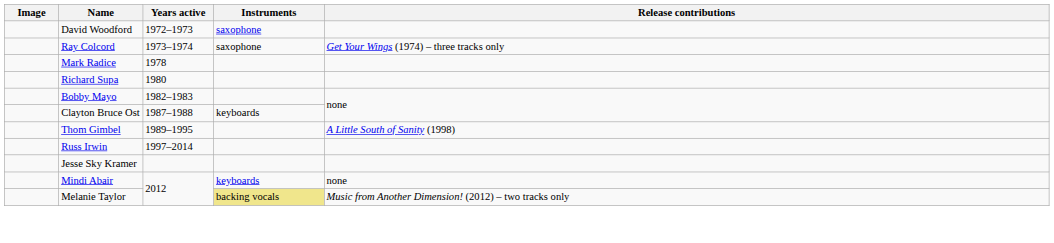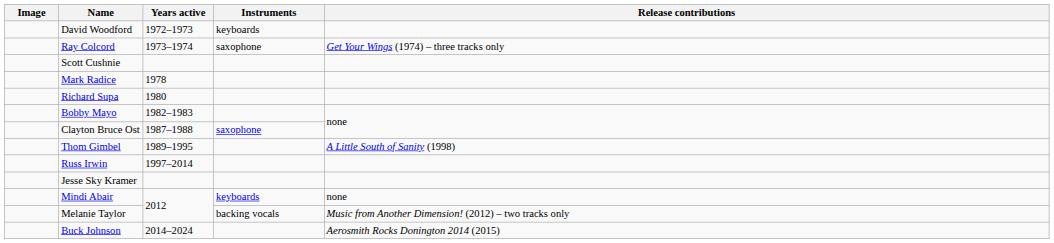(239, 29) saxophone -> (238, 29) keyboards
+ row: (91, 63)
(238, 113) keyboards -> (239, 130) saxophone
(248, 197) khaki background -> (248, 213) no background
+ row: (91, 230)
